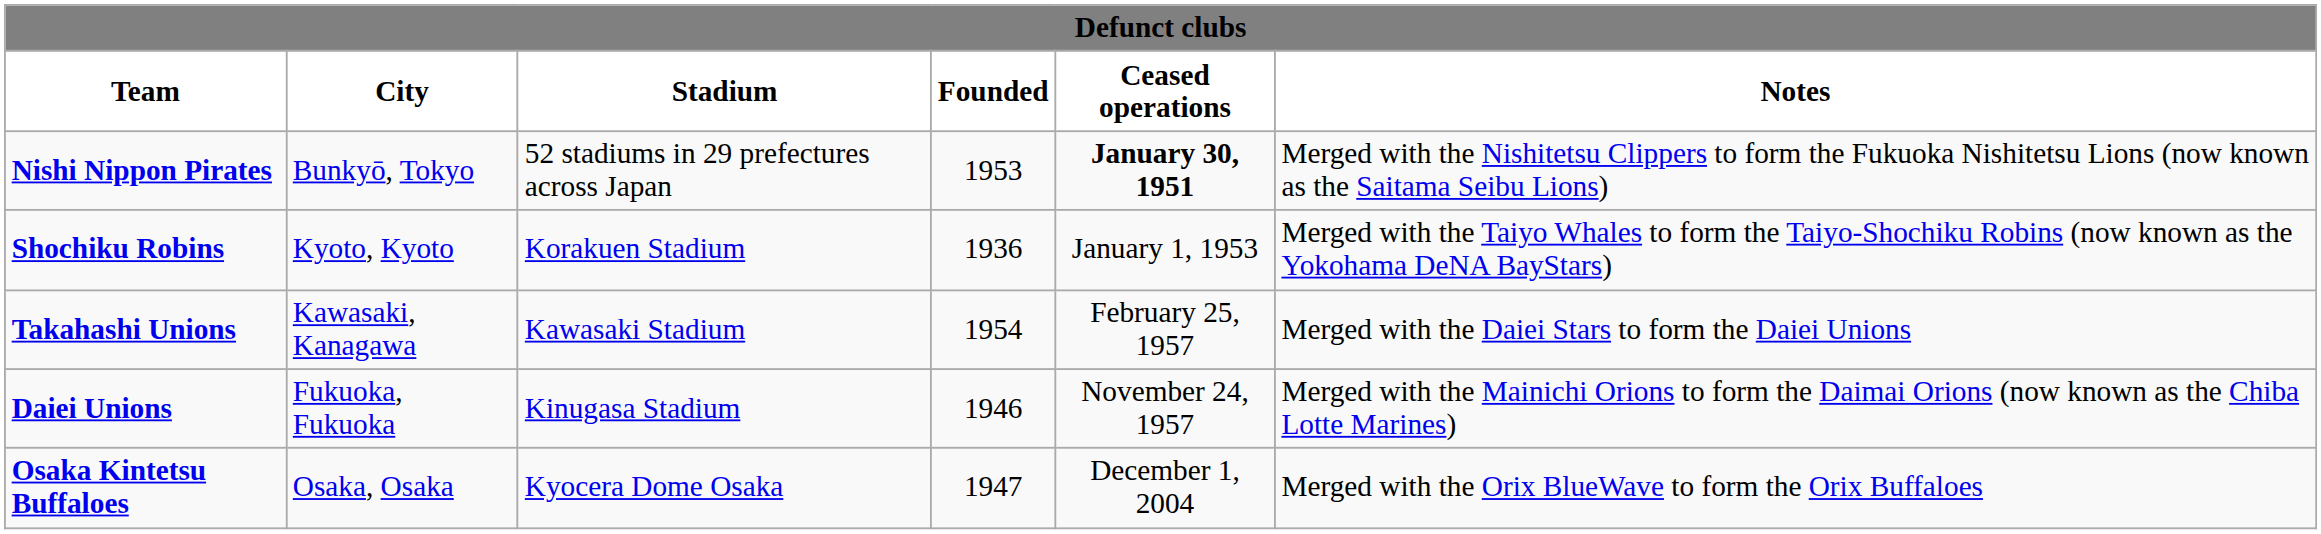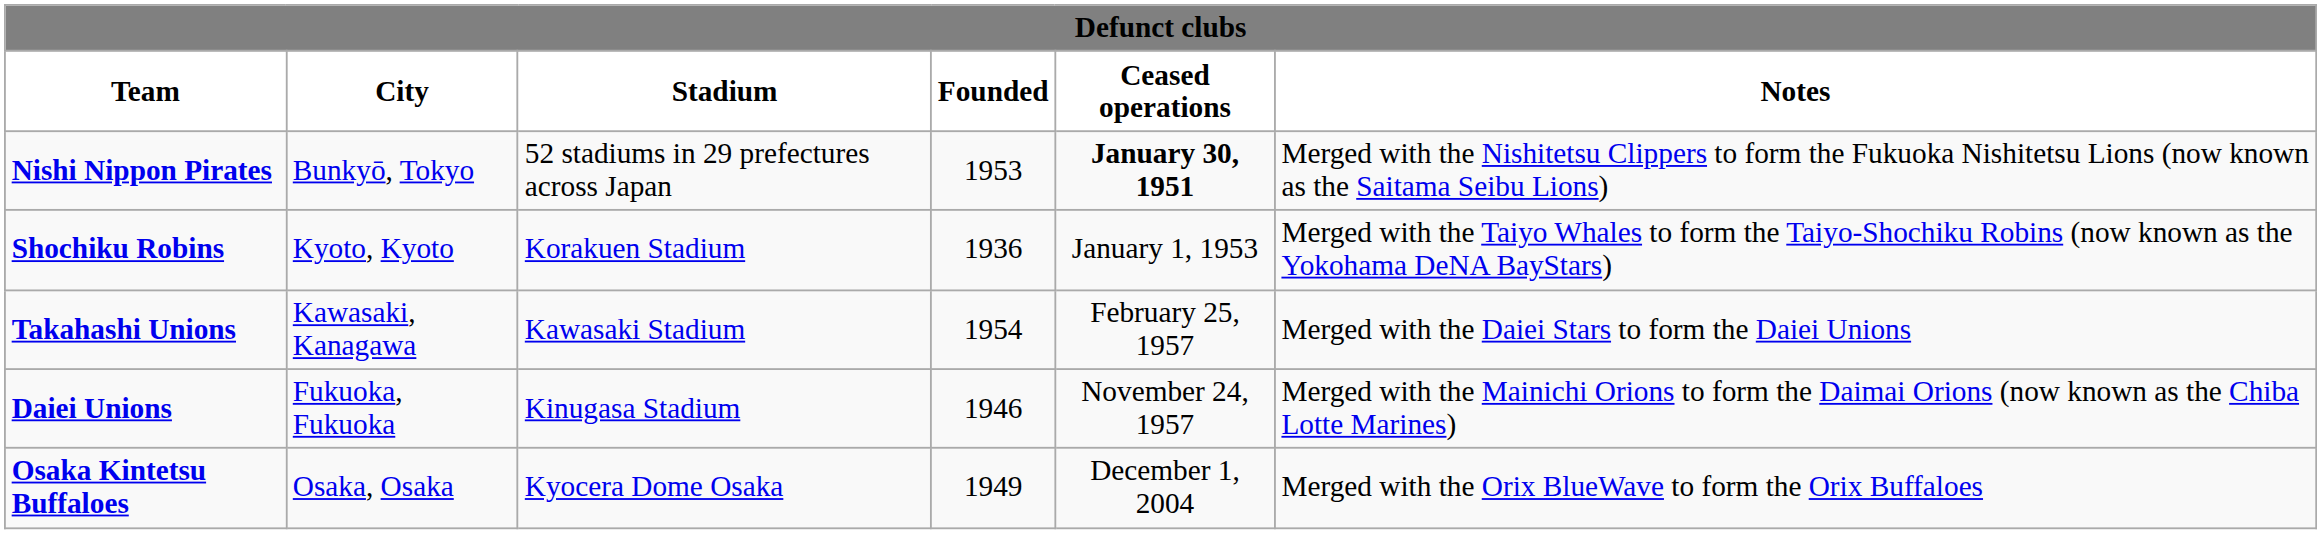(993, 487) 1947 -> (993, 487) 1949
